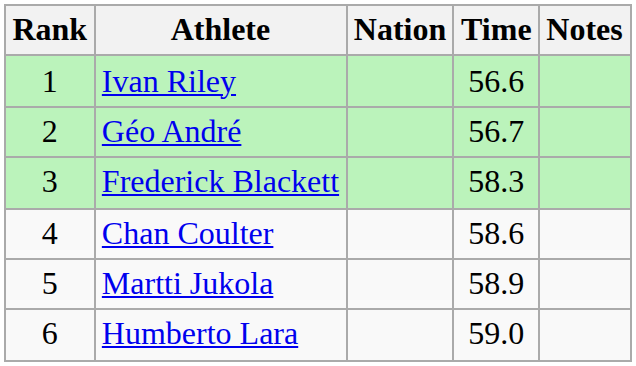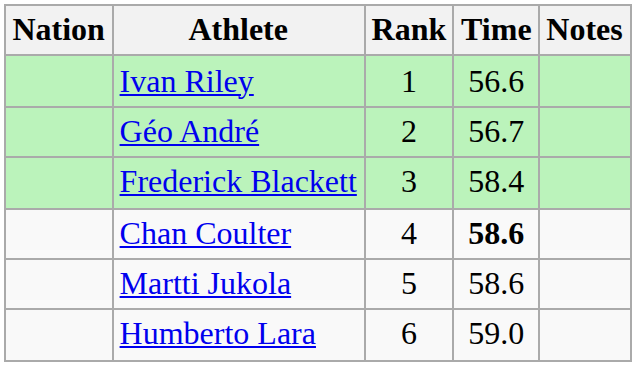columns swapped: (50, 29) <-> (400, 29)
(496, 182) 58.3 -> (496, 182) 58.4
(496, 232) normal -> (496, 232) bold
(496, 283) 58.9 -> (496, 283) 58.6
